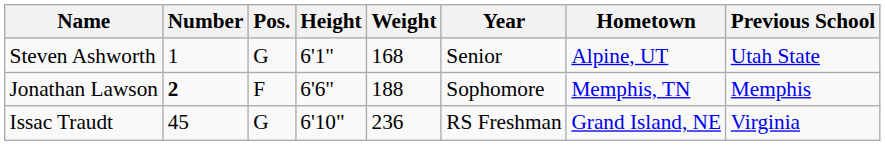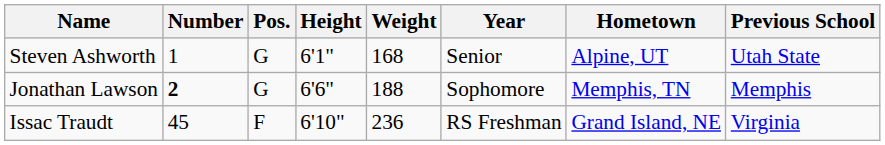(259, 88) F -> (261, 88) G
(261, 122) G -> (259, 122) F
